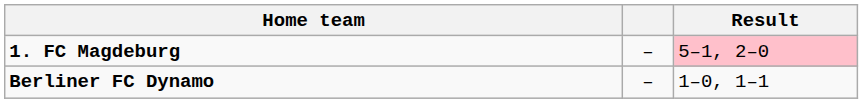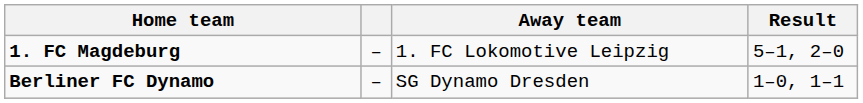+ column: (570, 20)
(724, 51) pink background -> (798, 51) no background
